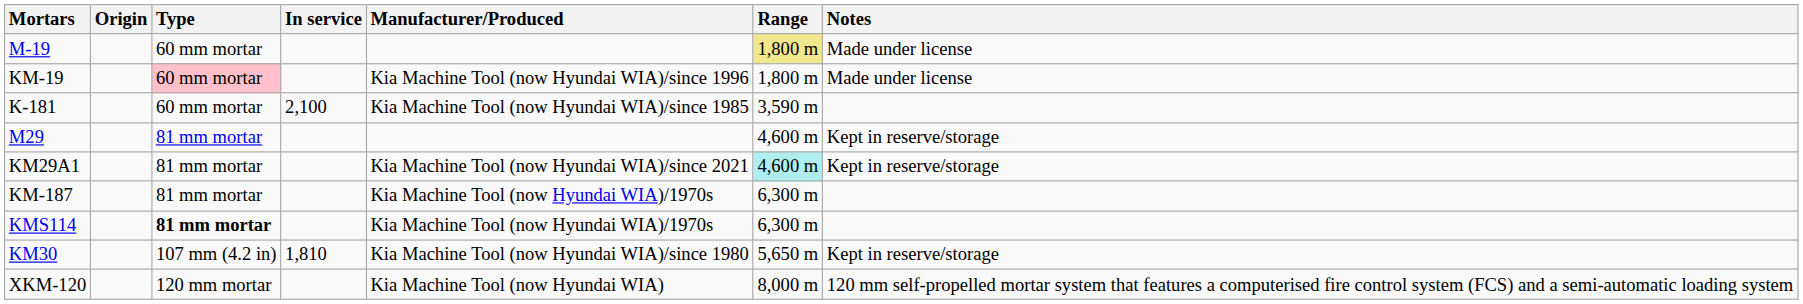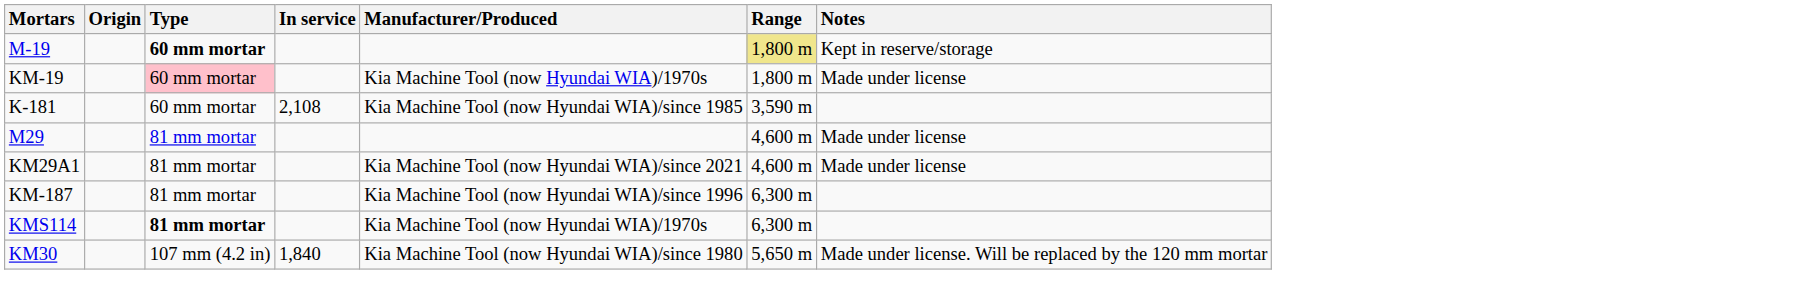(209, 48) normal -> (207, 48) bold
(899, 48) Made under license -> (907, 48) Kept in reserve/storage
(560, 78) Kia Machine Tool (now Hyundai WIA)/since 1996 -> (536, 78) Kia Machine Tool (now Hyundai WIA)/1970s
(306, 107) 2,100 -> (300, 107) 2,108
(913, 136) Kept in reserve/storage -> (893, 136) Made under license
(788, 166) paleturquoise background -> (782, 166) no background
(913, 166) Kept in reserve/storage -> (893, 166) Made under license
(542, 195) Kia Machine Tool (now Hyundai WIA)/1970s -> (553, 195) Kia Machine Tool (now Hyundai WIA)/since 1996
(306, 254) 1,810 -> (300, 254) 1,840
(913, 254) Kept in reserve/storage -> (1044, 254) Made under license. Will be replaced by the 120 mm mortar
- row: (48, 284)
